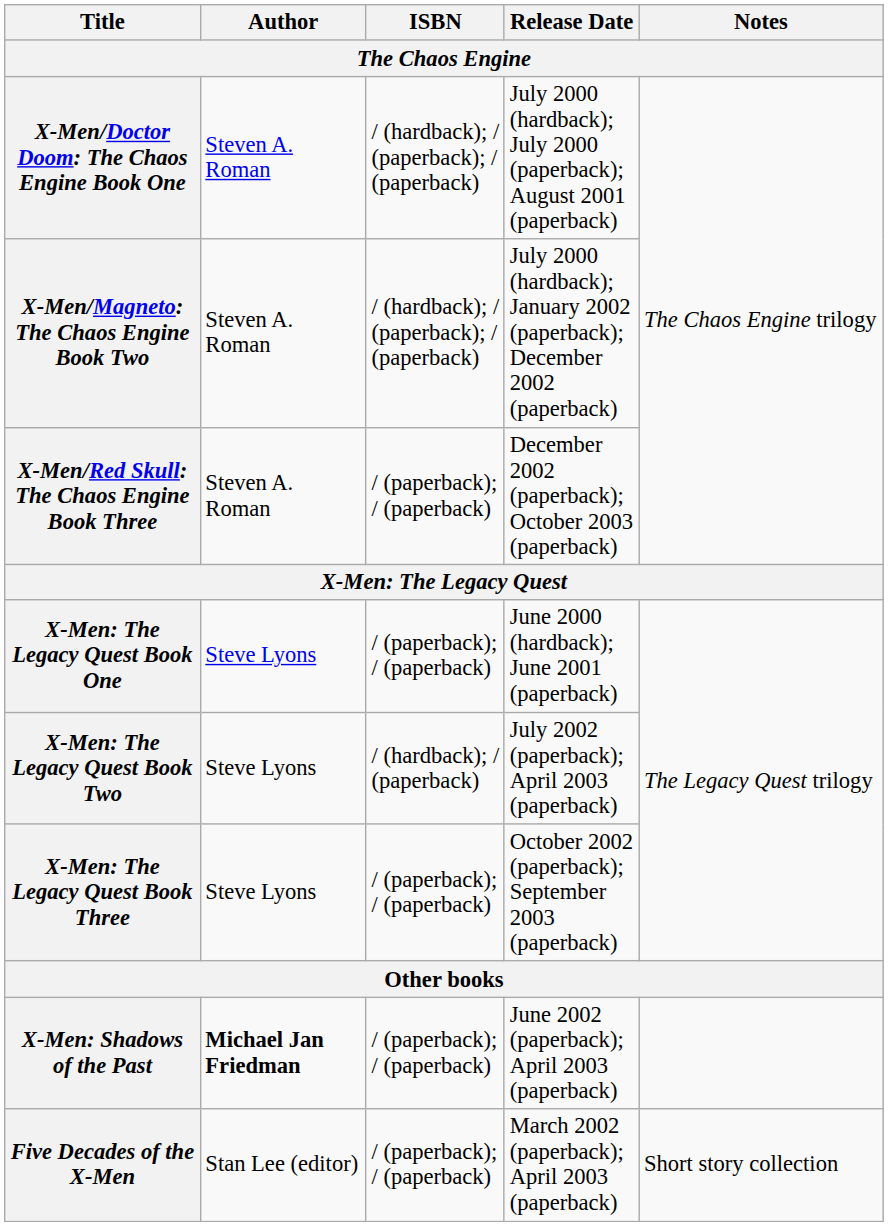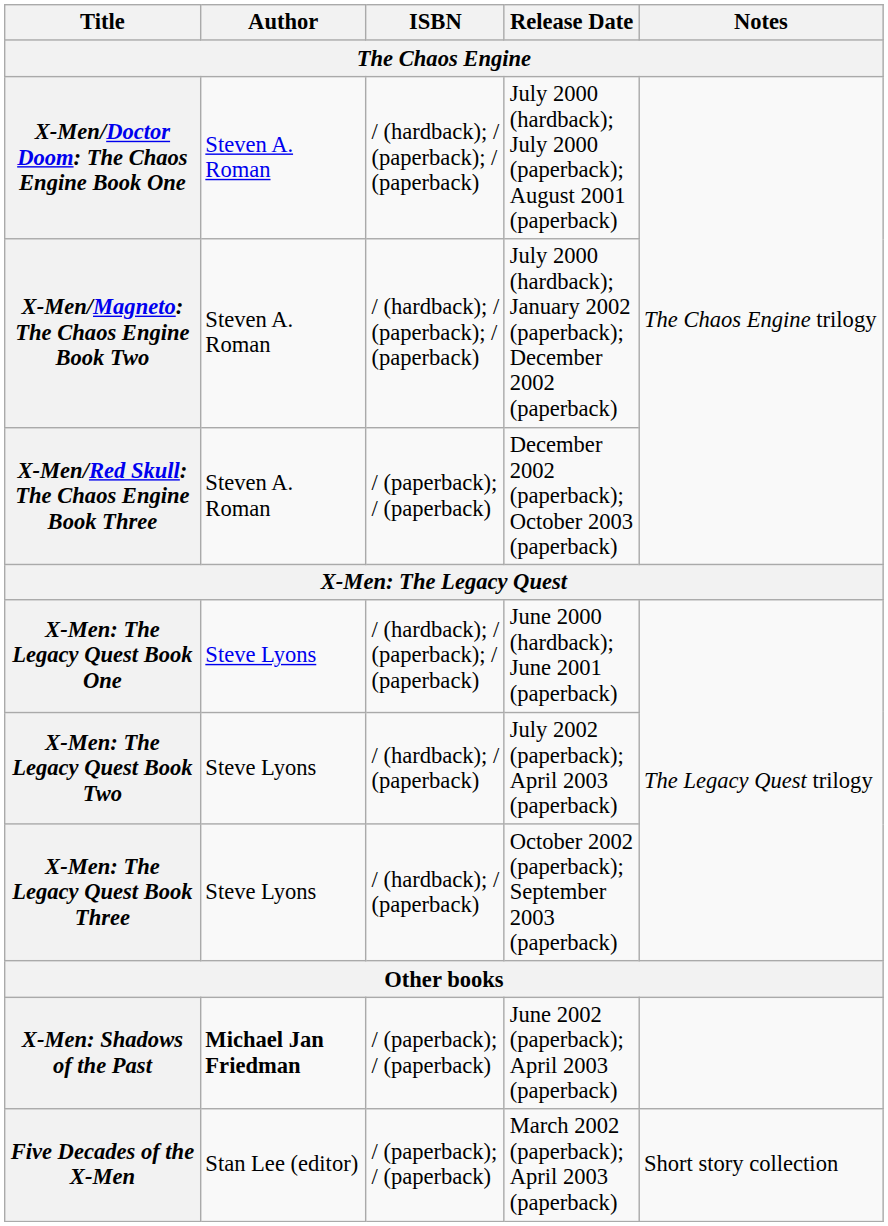(434, 655) / (paperback); / (paperback) -> (435, 655) / (hardback); / (paperback); / (paperback)
(434, 892) / (paperback); / (paperback) -> (435, 892) / (hardback); / (paperback)
